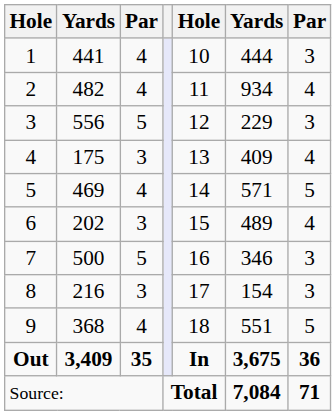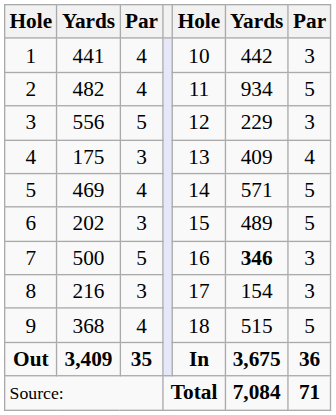(257, 55) 444 -> (257, 55) 442
(310, 88) 4 -> (310, 88) 5
(310, 223) 4 -> (310, 223) 5
(257, 257) normal -> (257, 257) bold
(257, 325) 551 -> (257, 325) 515
